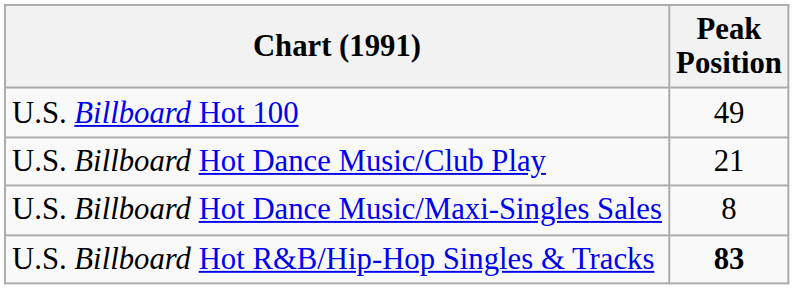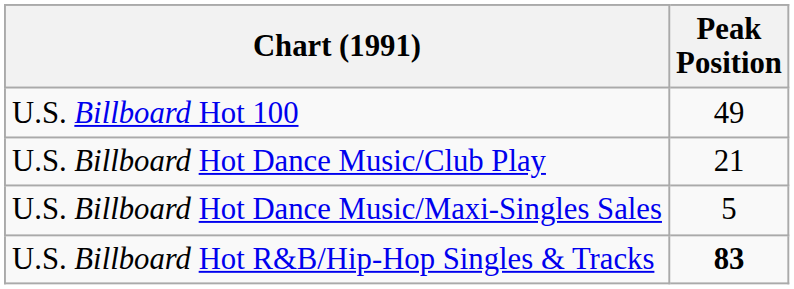(729, 209) 8 -> (729, 209) 5
